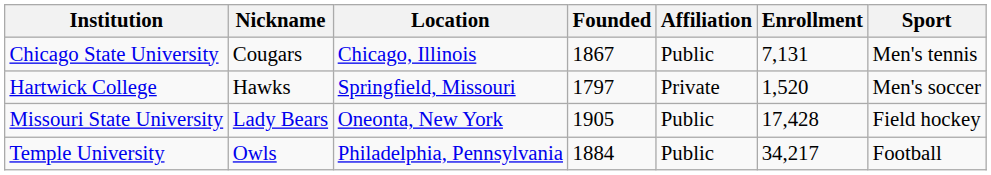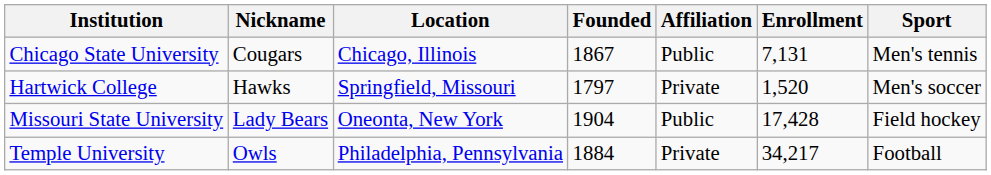(593, 119) 1905 -> (593, 119) 1904
(687, 152) Public -> (690, 152) Private
